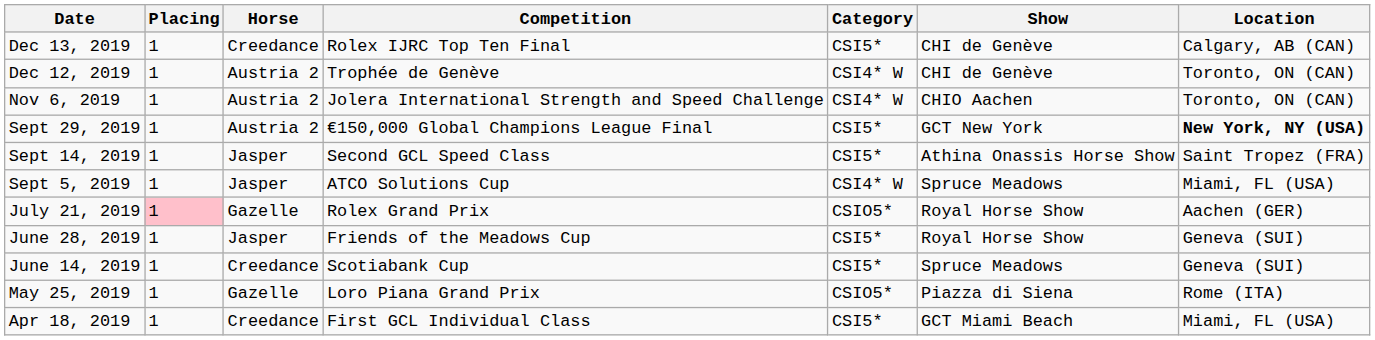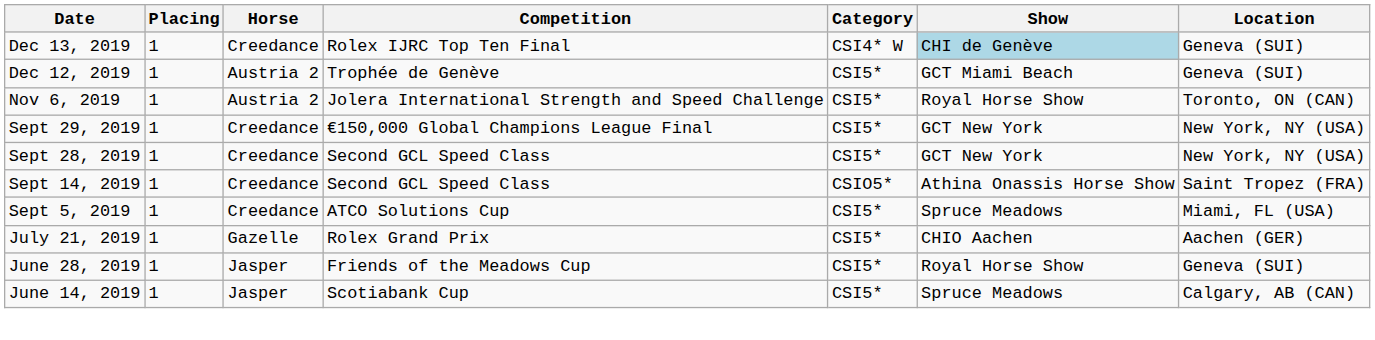(857, 46) CSI5* -> (867, 46) CSI4* W
(987, 46) no background -> (987, 46) lightblue background
(1269, 46) Calgary, AB (CAN) -> (1244, 46) Geneva (SUI)
(867, 74) CSI4* W -> (857, 74) CSI5*
(987, 74) CHI de Genève -> (997, 74) GCT Miami Beach
(1269, 74) Toronto, ON (CAN) -> (1244, 74) Geneva (SUI)
(867, 101) CSI4* W -> (857, 101) CSI5*
(977, 101) CHIO Aachen -> (1002, 101) Royal Horse Show
(273, 129) Austria 2 -> (273, 129) Creedance
(1274, 129) bold -> (1274, 129) normal
+ row: (75, 156)
(258, 156) Jasper -> (273, 184) Creedance
(857, 156) CSI5* -> (862, 184) CSIO5*
(258, 184) Jasper -> (273, 211) Creedance
(867, 184) CSI4* W -> (857, 211) CSI5*
(154, 211) pink background -> (154, 239) no background
(862, 211) CSIO5* -> (857, 239) CSI5*
(1002, 211) Royal Horse Show -> (977, 239) CHIO Aachen
(273, 266) Creedance -> (258, 294) Jasper
(1244, 266) Geneva (SUI) -> (1269, 294) Calgary, AB (CAN)
- row: (70, 294)
- row: (70, 321)
